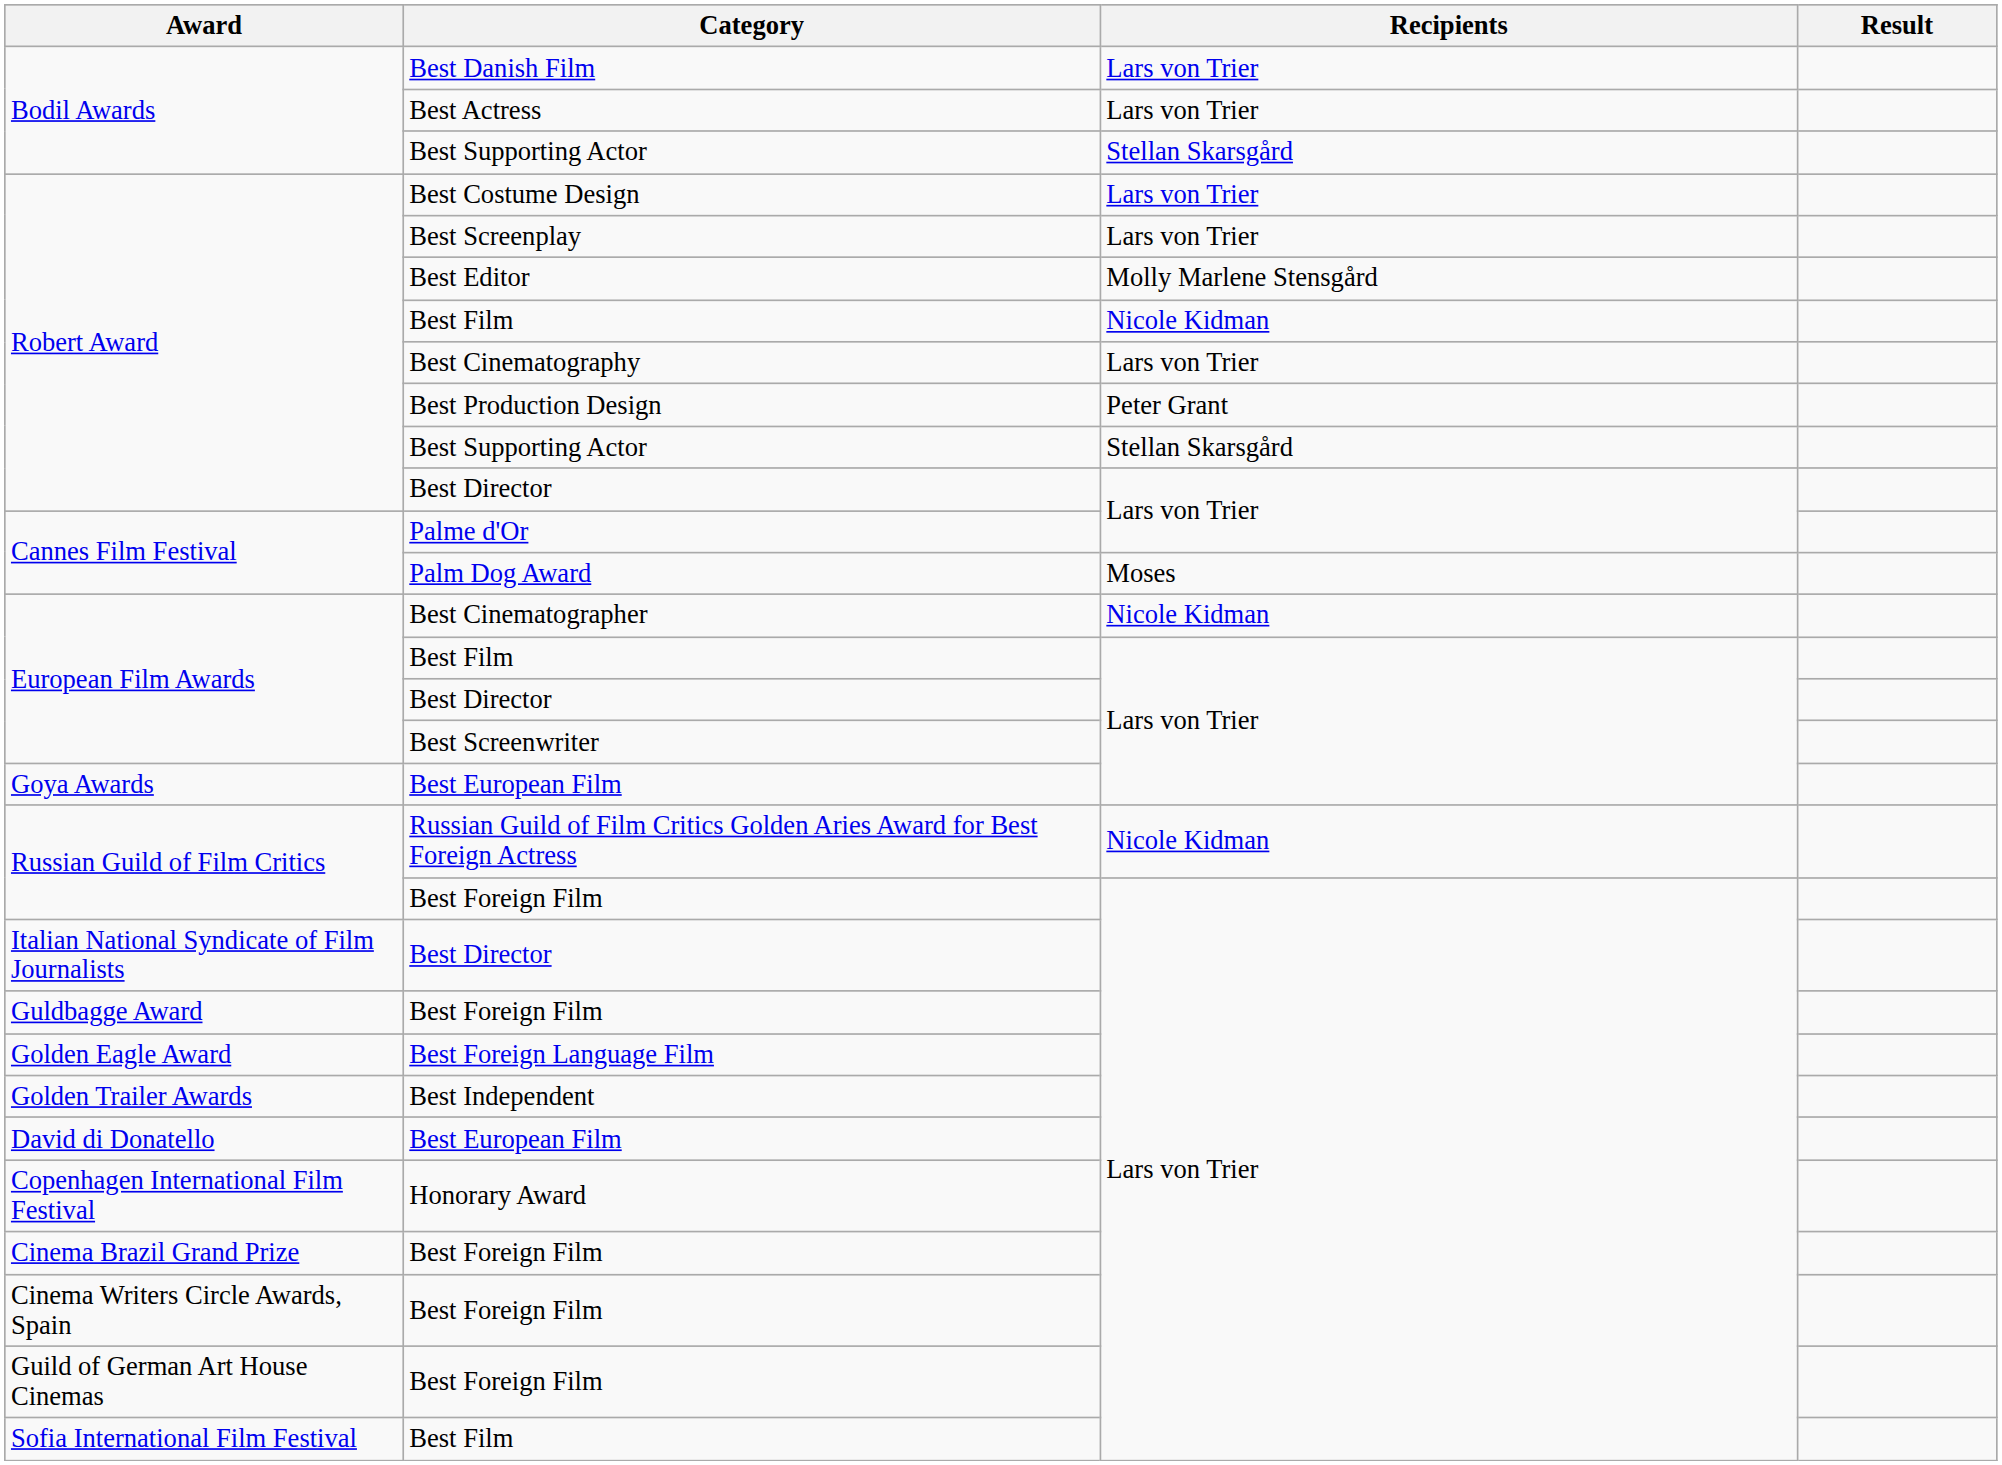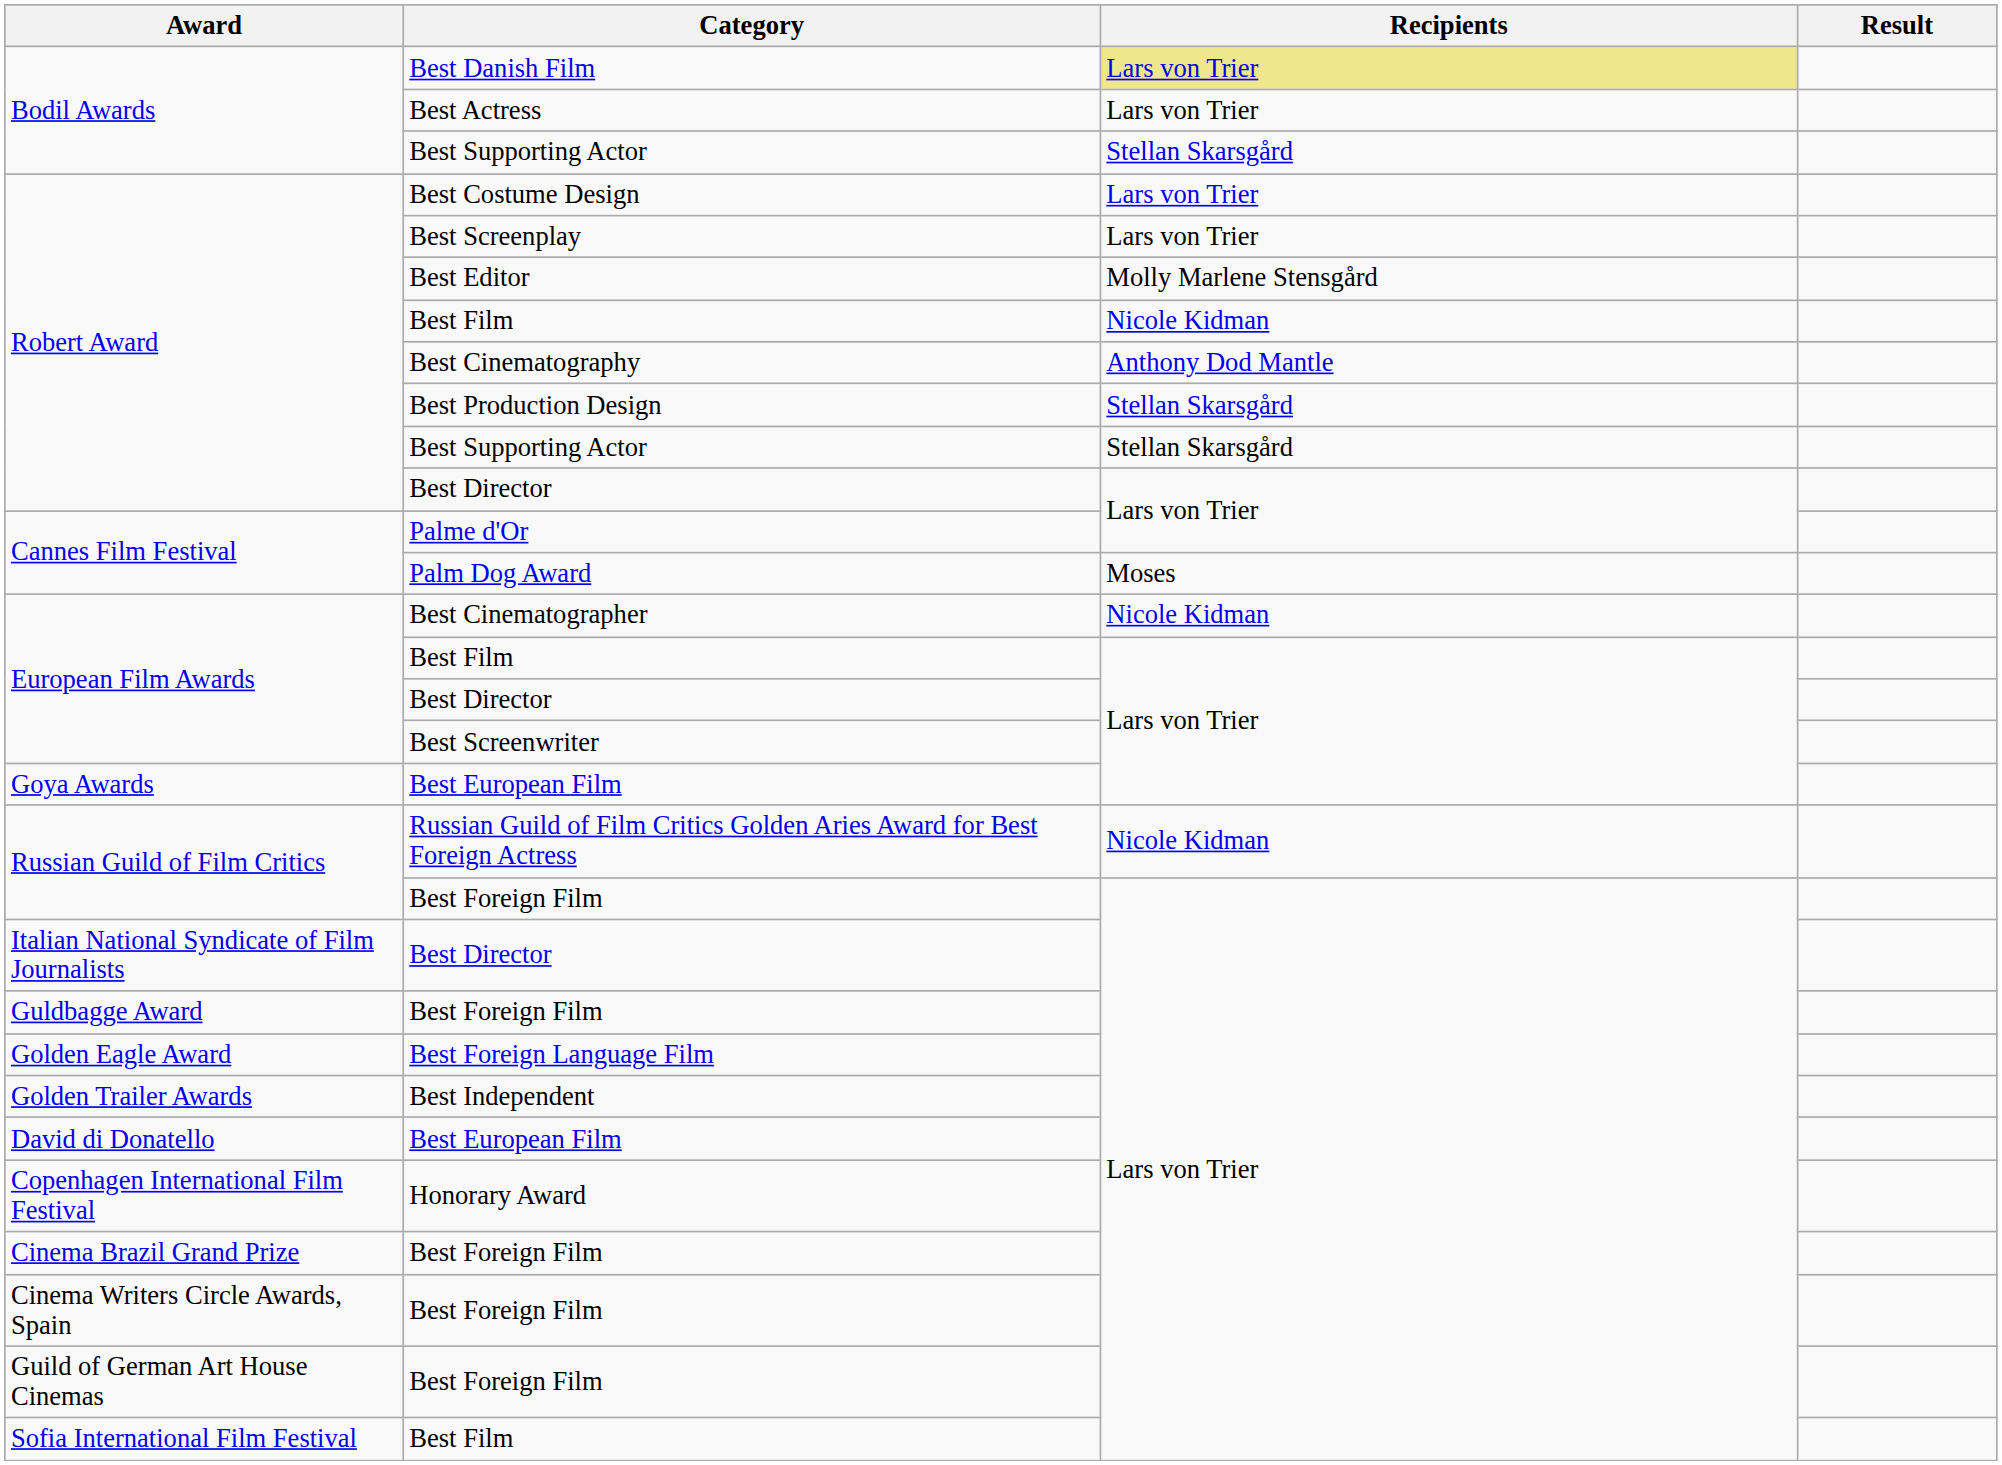(1182, 67) no background -> (1182, 67) khaki background
(1182, 362) Lars von Trier -> (1220, 362) Anthony Dod Mantle
(1167, 404) Peter Grant -> (1200, 404) Stellan Skarsgård
